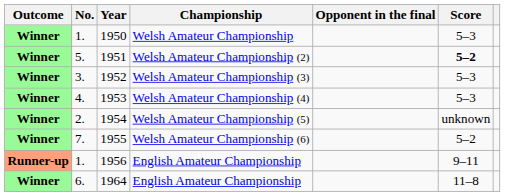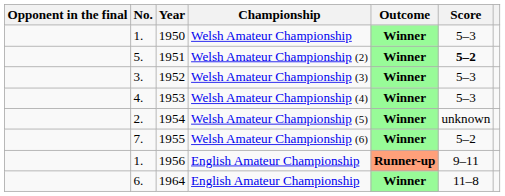columns swapped: (38, 14) <-> (375, 14)
